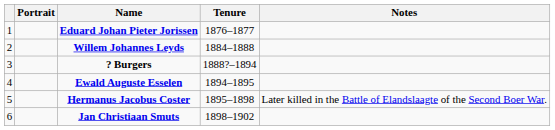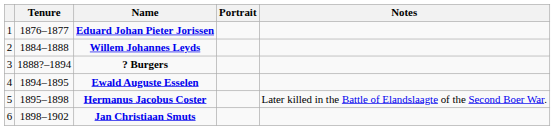columns swapped: (36, 13) <-> (230, 13)
